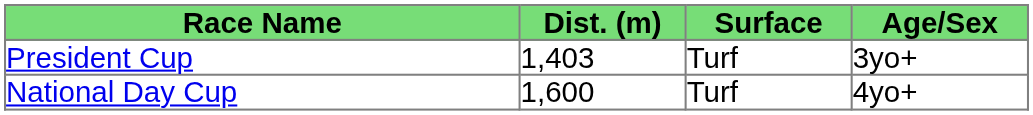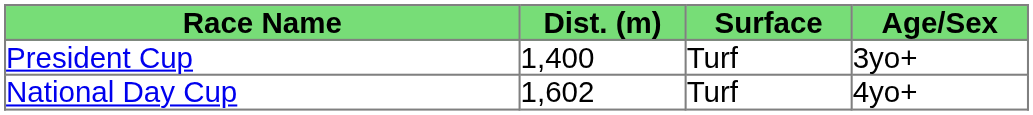(558, 57) 1,403 -> (558, 57) 1,400
(558, 92) 1,600 -> (558, 92) 1,602
